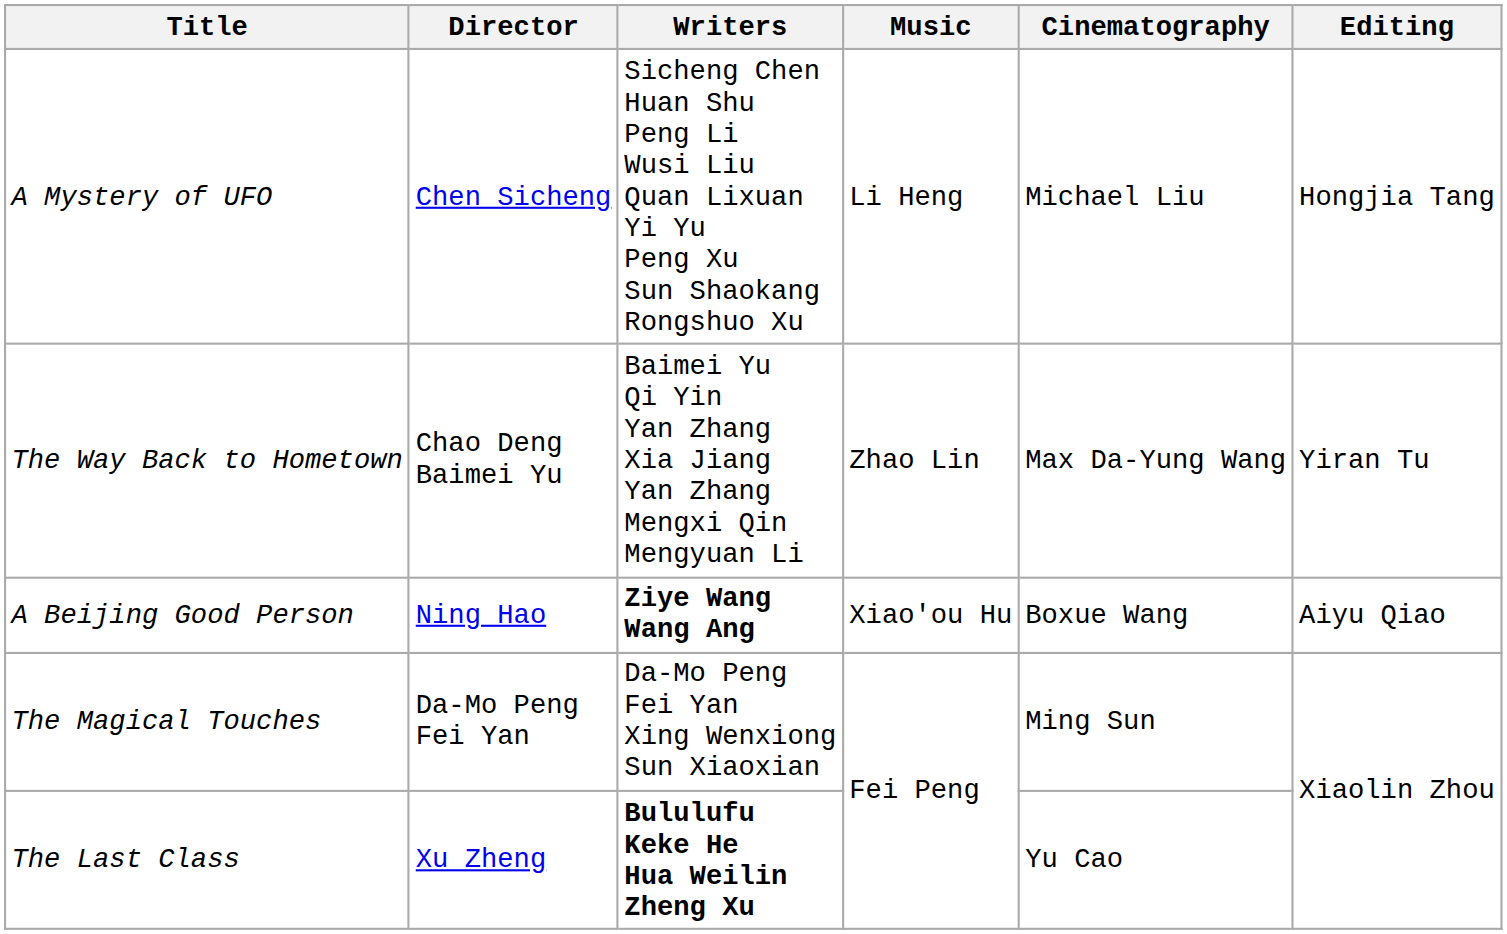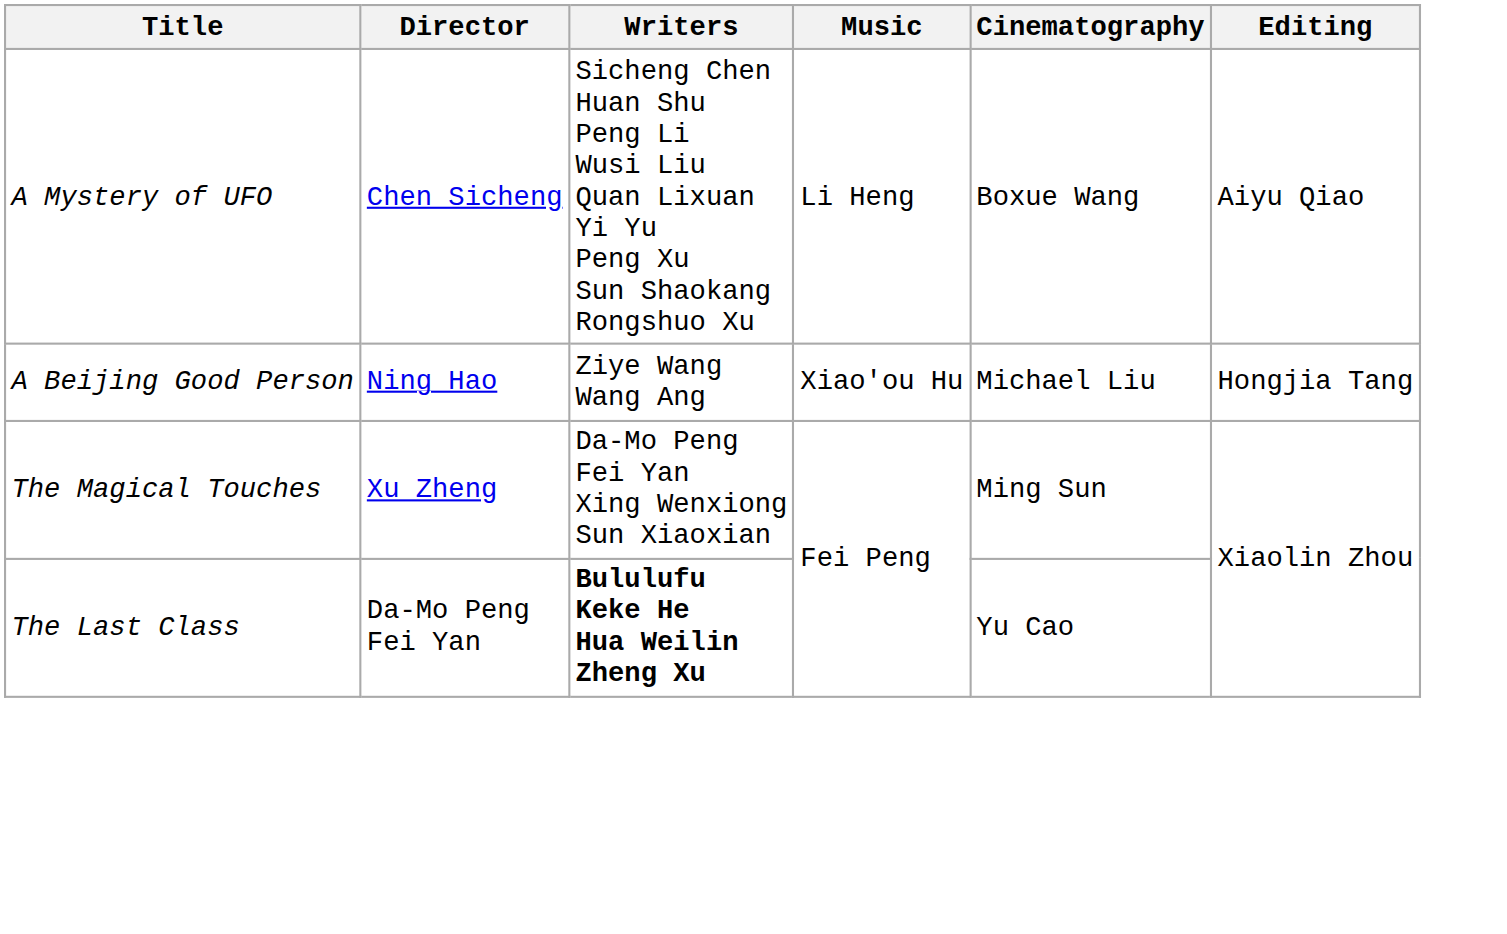(1115, 197) Michael Liu -> (1058, 197) Boxue Wang
(1397, 197) Hongjia Tang -> (1291, 197) Aiyu Qiao
- row: (207, 461)
(698, 615) bold -> (649, 382) normal
(1107, 615) Boxue Wang -> (1066, 382) Michael Liu
(1372, 615) Aiyu Qiao -> (1315, 382) Hongjia Tang
(497, 722) Da-Mo Peng Fei Yan -> (432, 489) Xu Zheng
(481, 860) Xu Zheng -> (448, 628) Da-Mo Peng Fei Yan
